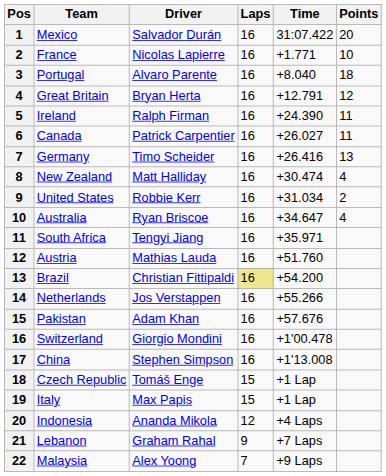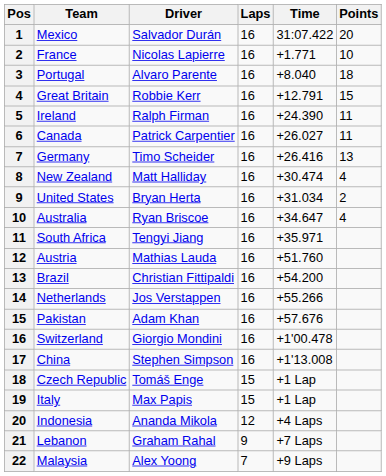(166, 95) Bryan Herta -> (166, 95) Robbie Kerr
(346, 95) 12 -> (346, 95) 15
(166, 197) Robbie Kerr -> (166, 197) Bryan Herta
(248, 278) khaki background -> (248, 278) no background
